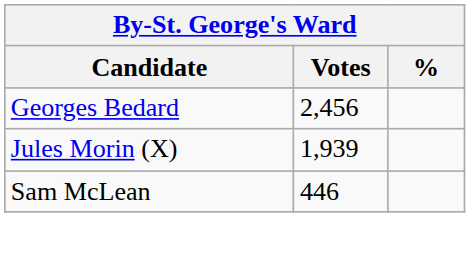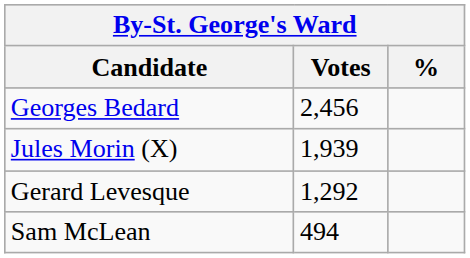+ row: (100, 190)
(320, 190) 446 -> (320, 231) 494
